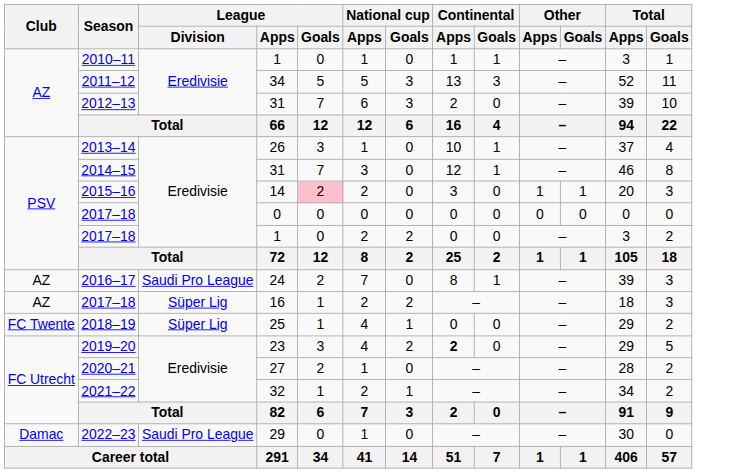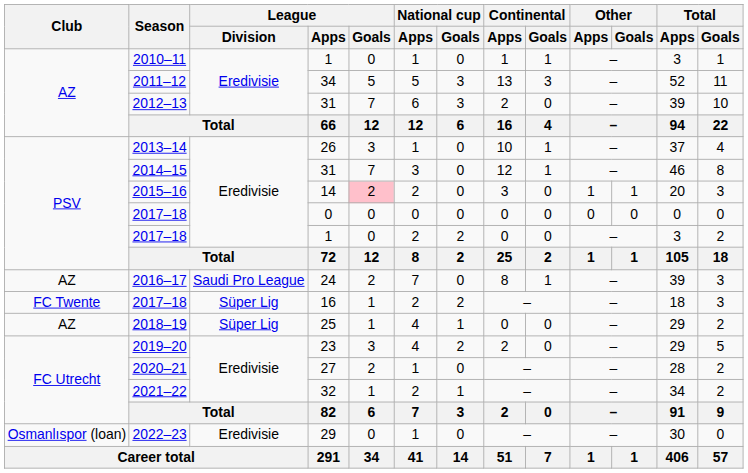(41, 302) AZ -> (67, 302) FC Twente
(41, 324) FC Twente -> (67, 324) AZ
(454, 346) bold -> (505, 346) normal
(41, 434) Damac -> (67, 434) Osmanlıspor (loan)
(198, 434) Saudi Pro League -> (249, 434) Eredivisie
